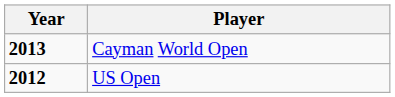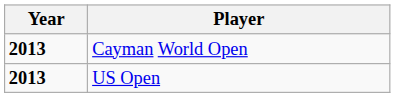(27, 77) 2012 -> (27, 77) 2013
